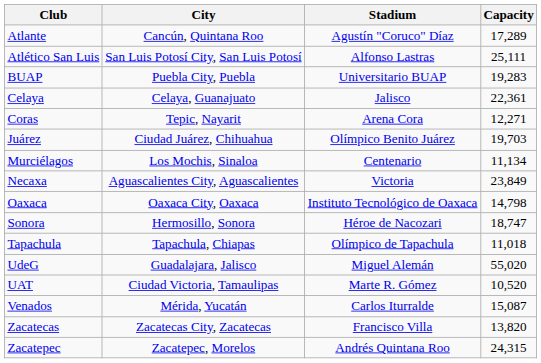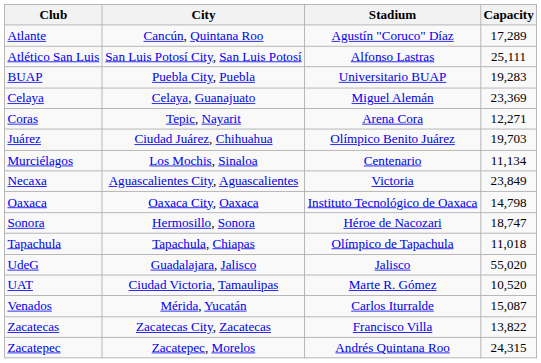(393, 98) Jalisco -> (393, 98) Miguel Alemán
(509, 98) 22,361 -> (509, 98) 23,369
(393, 264) Miguel Alemán -> (393, 264) Jalisco
(509, 327) 13,820 -> (509, 327) 13,822
